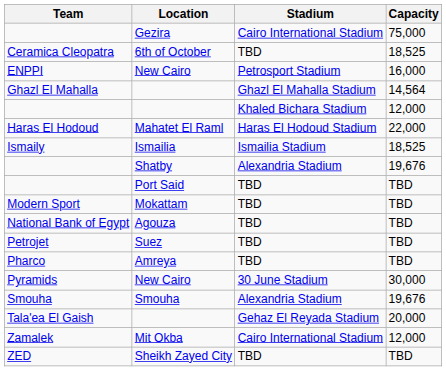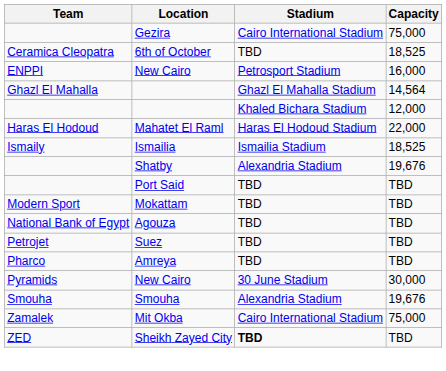- row: (50, 318)
(407, 337) 12,000 -> (407, 318) 75,000
(250, 356) normal -> (250, 337) bold
